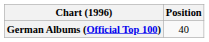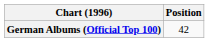(184, 29) 40 -> (184, 29) 42
